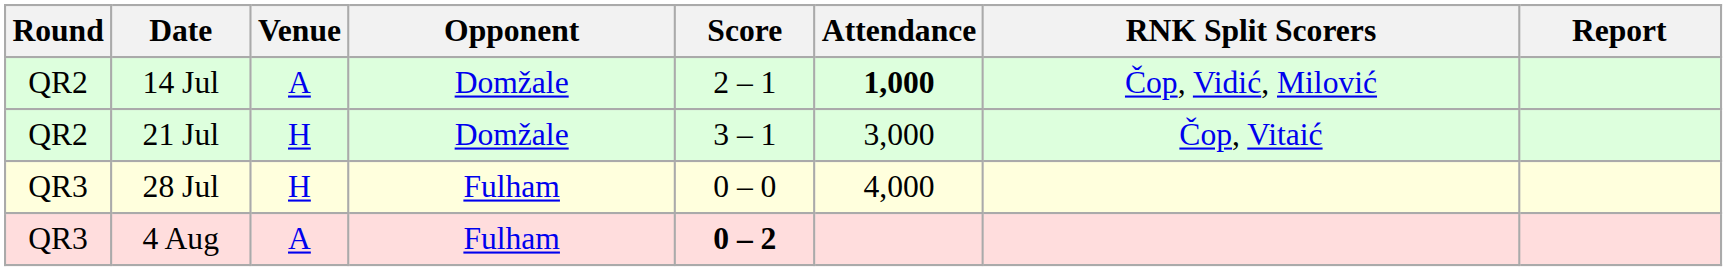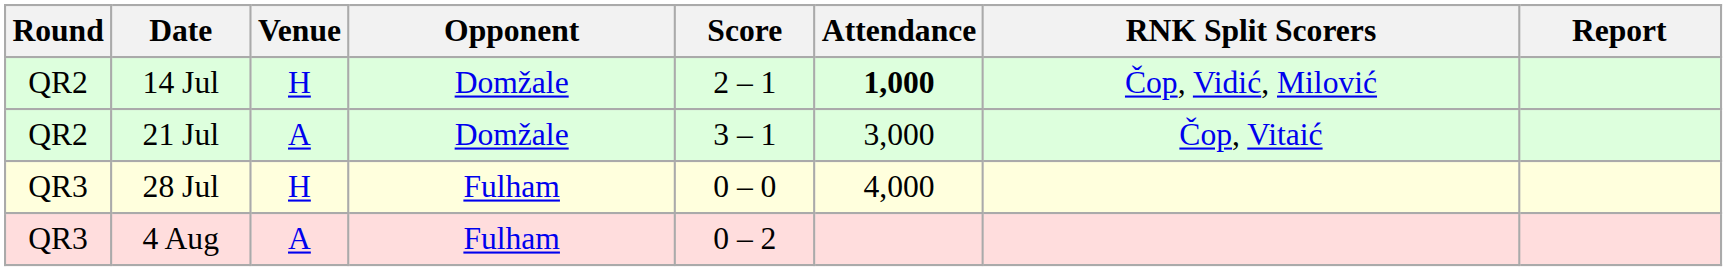(299, 82) A -> (299, 82) H
(299, 135) H -> (299, 135) A
(745, 239) bold -> (745, 239) normal
